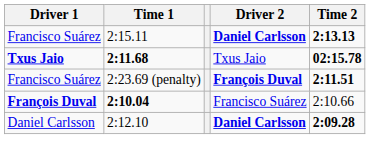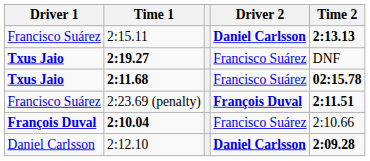+ row: (128, 58)
(240, 58) Txus Jaio -> (260, 79) Francisco Suárez
